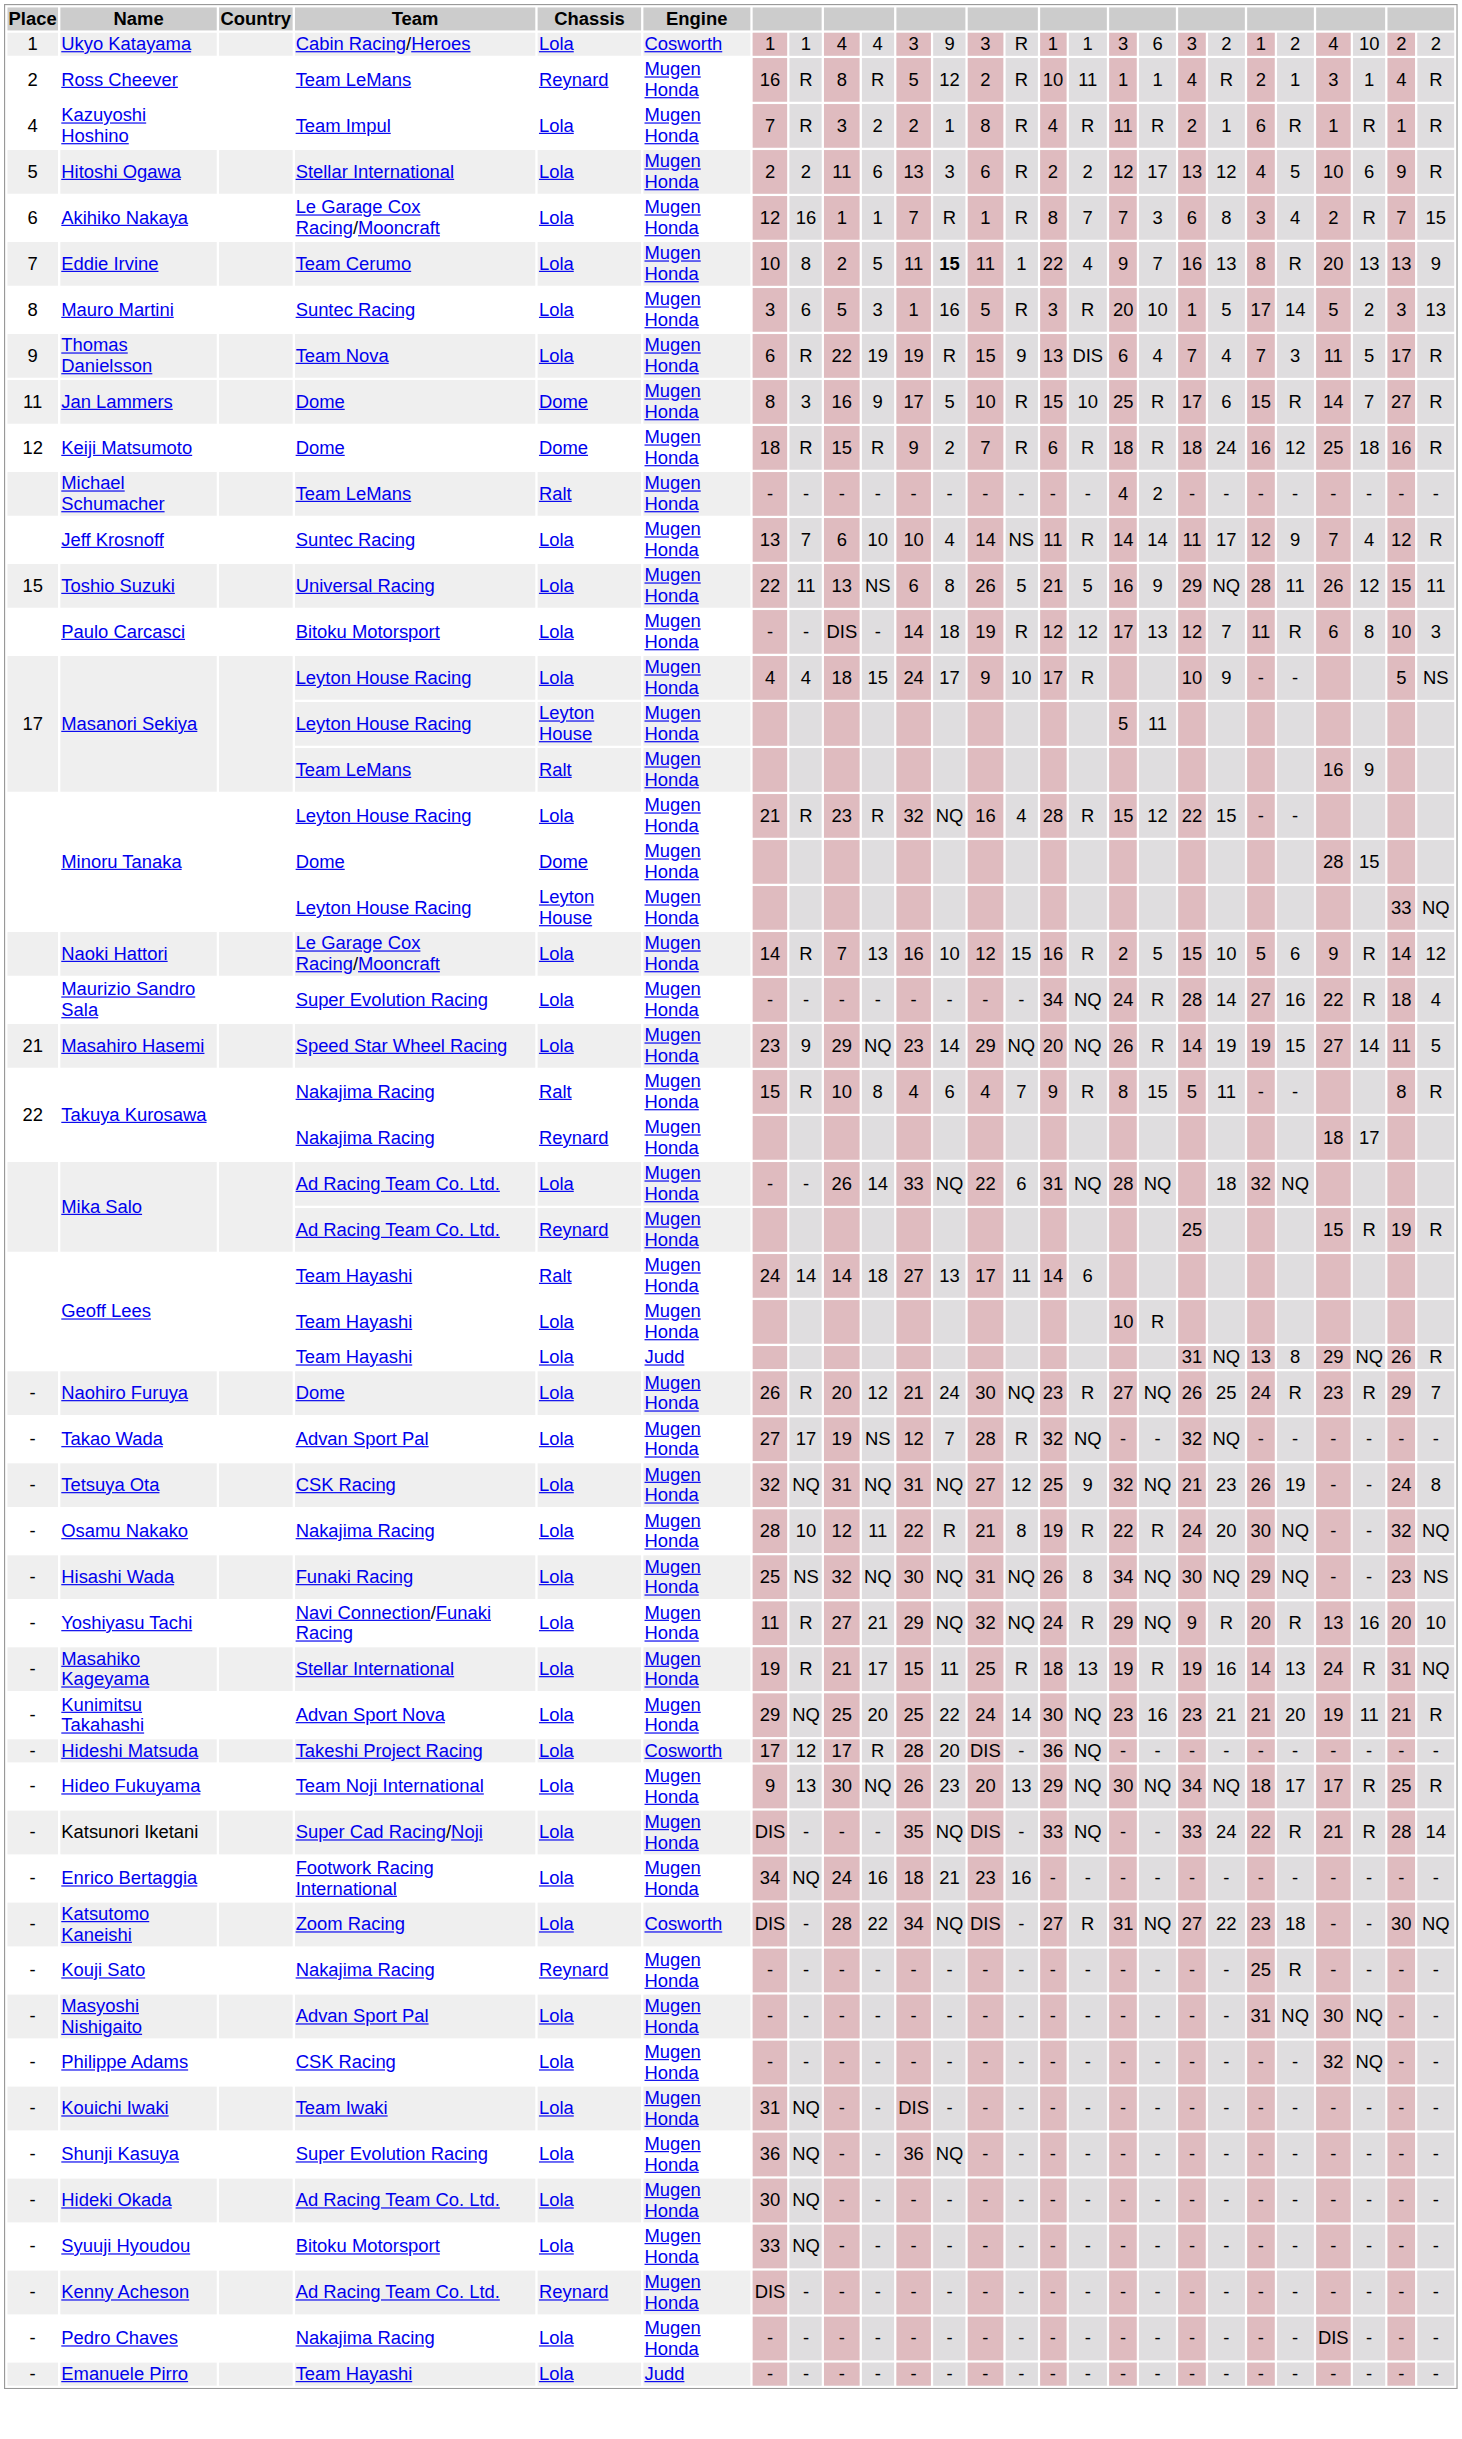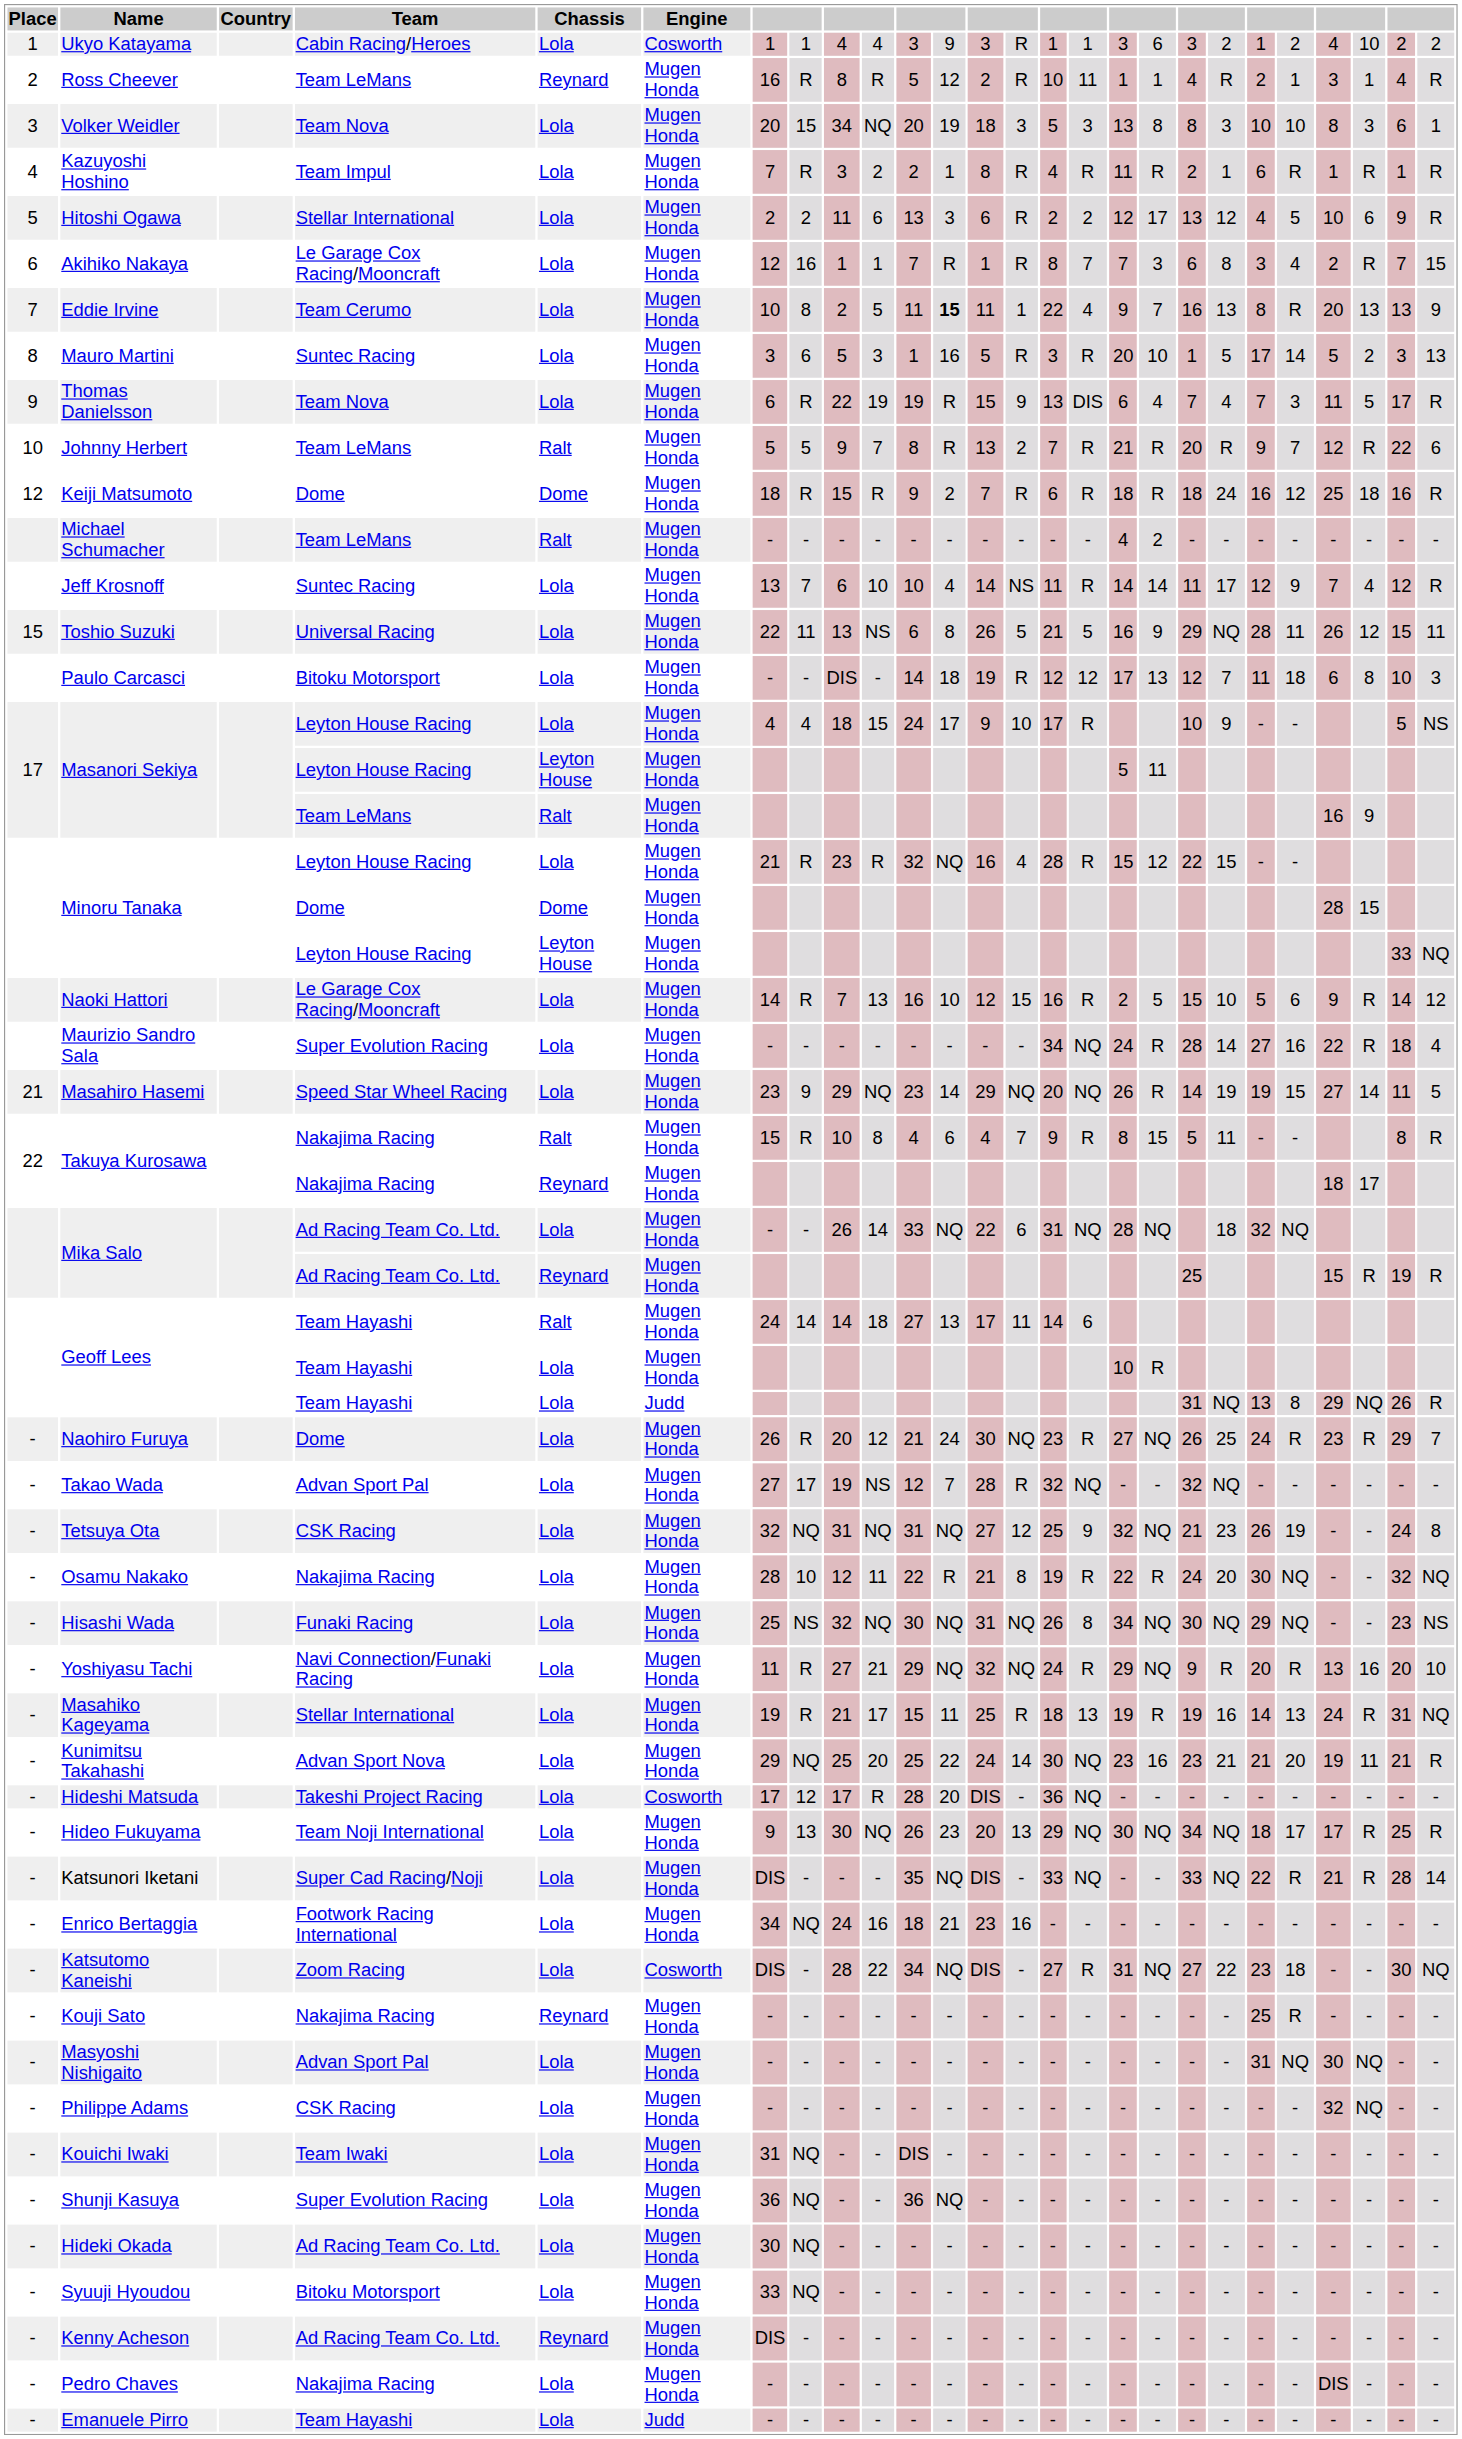+ row: (120, 125)
+ row: (124, 447)
- row: (117, 401)
(1295, 631) R -> (1295, 677) 18
(1226, 1832) 24 -> (1226, 1878) NQ
